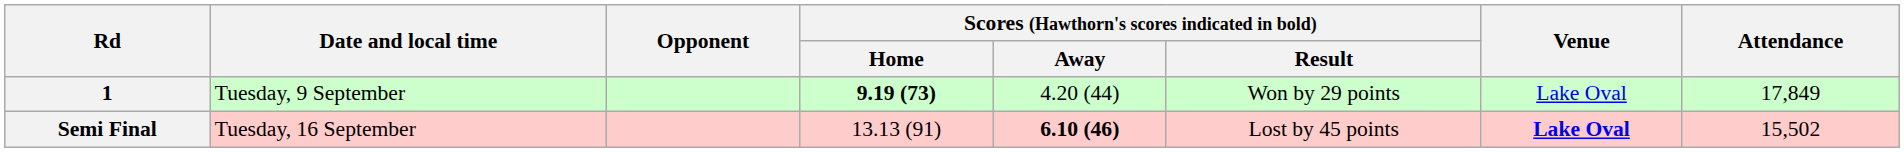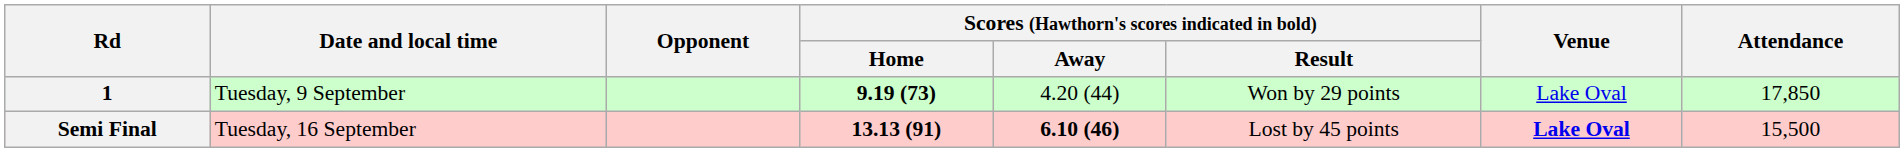(1791, 93) 17,849 -> (1791, 93) 17,850
(896, 129) normal -> (896, 129) bold
(1791, 129) 15,502 -> (1791, 129) 15,500
